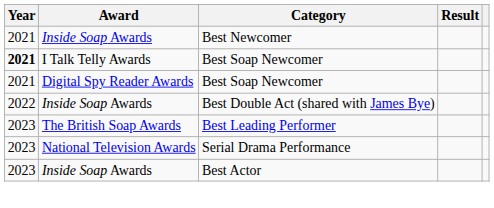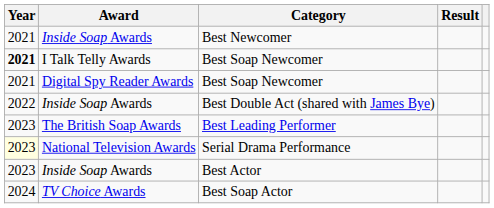(22, 147) no background -> (22, 147) lightyellow background
+ row: (94, 192)
